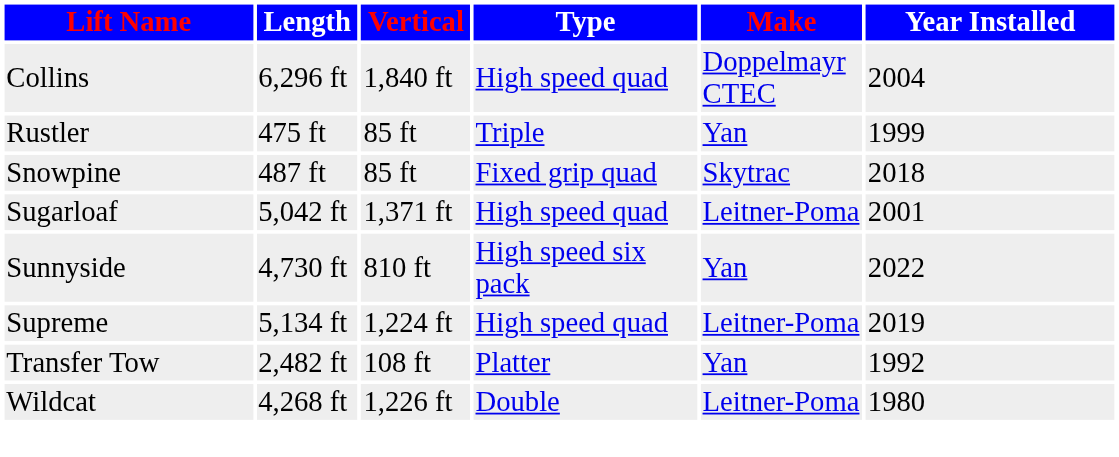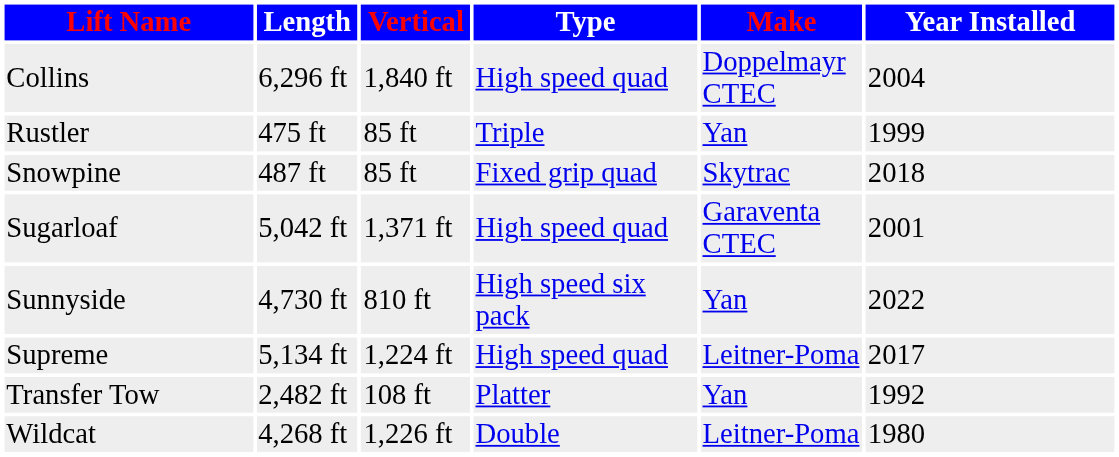(781, 211) Leitner-Poma -> (761, 227) Garaventa CTEC
(896, 322) 2019 -> (896, 355) 2017
